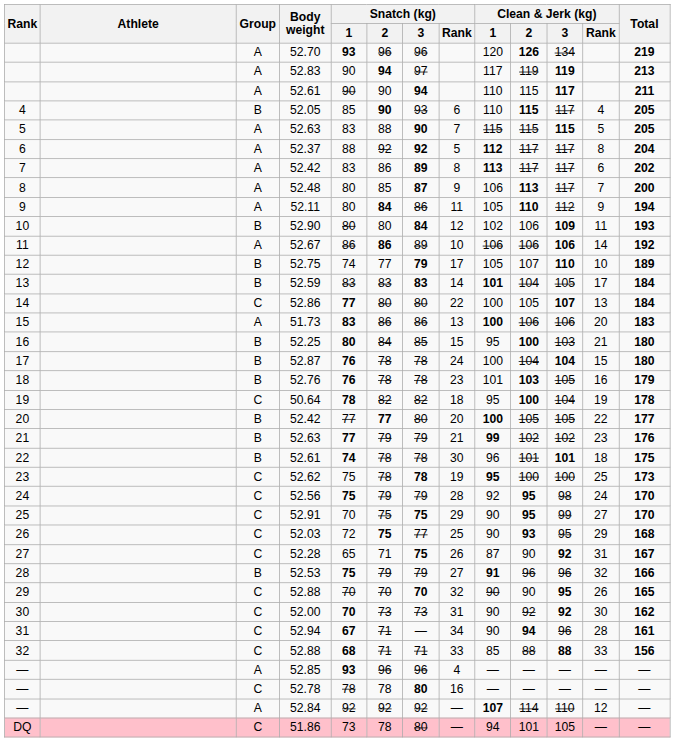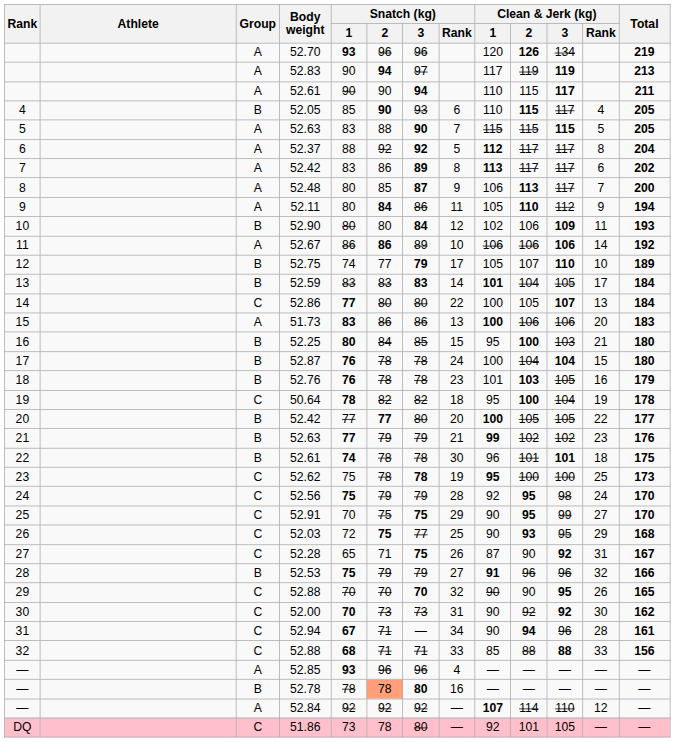(258, 689) C -> (258, 689) B
(385, 689) no background -> (385, 689) lightsalmon background
(493, 727) 94 -> (493, 727) 92
